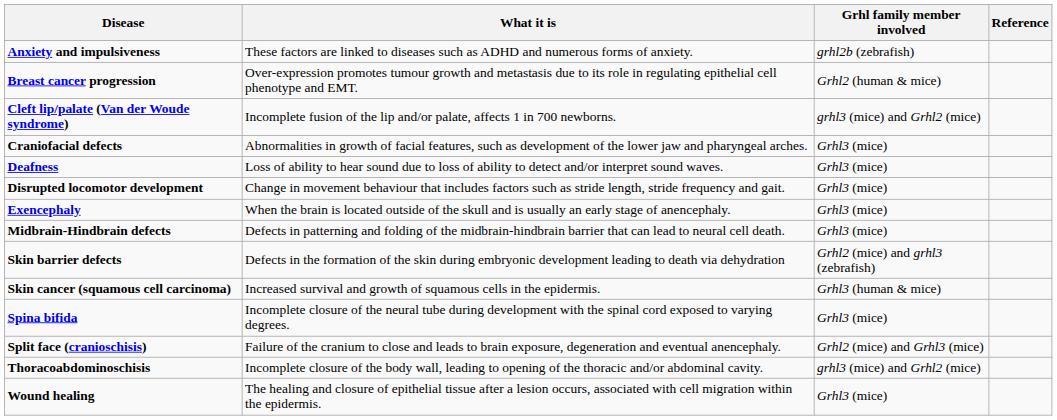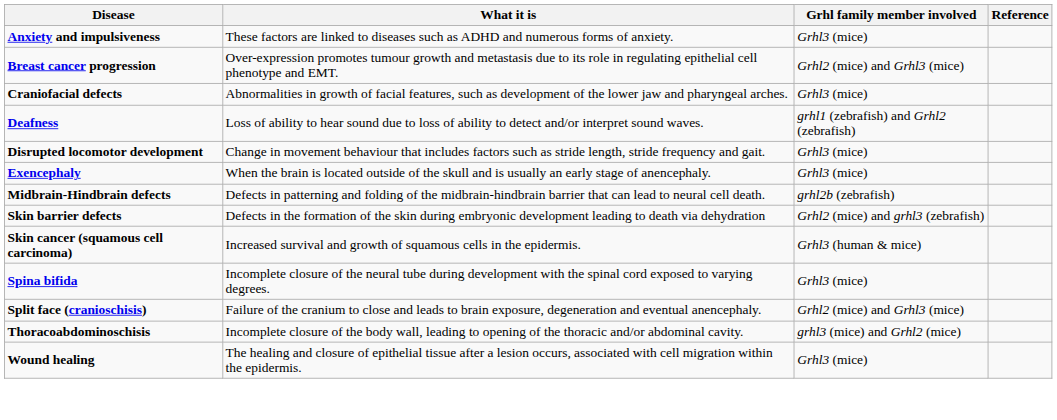(866, 51) grhl2b (zebrafish) -> (832, 36) Grhl3 (mice)
(879, 80) Grhl2 (human & mice) -> (881, 65) Grhl2 (mice) and Grhl3 (mice)
- row: (98, 116)
(852, 167) Grhl3 (mice) -> (871, 123) grhl1 (zebrafish) and Grhl2 (zebrafish)
(852, 231) Grhl3 (mice) -> (846, 194) grhl2b (zebrafish)
